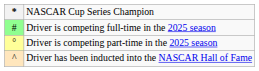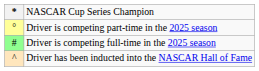rows swapped: (121, 27) <-> (122, 43)
